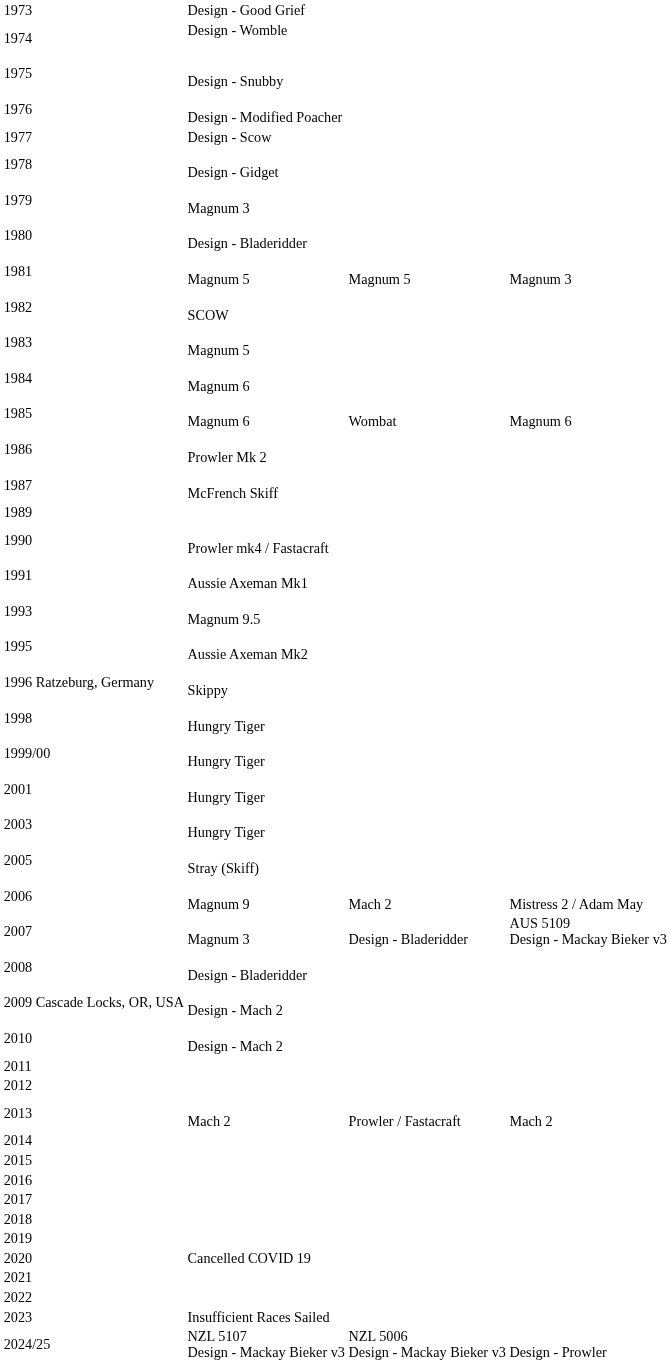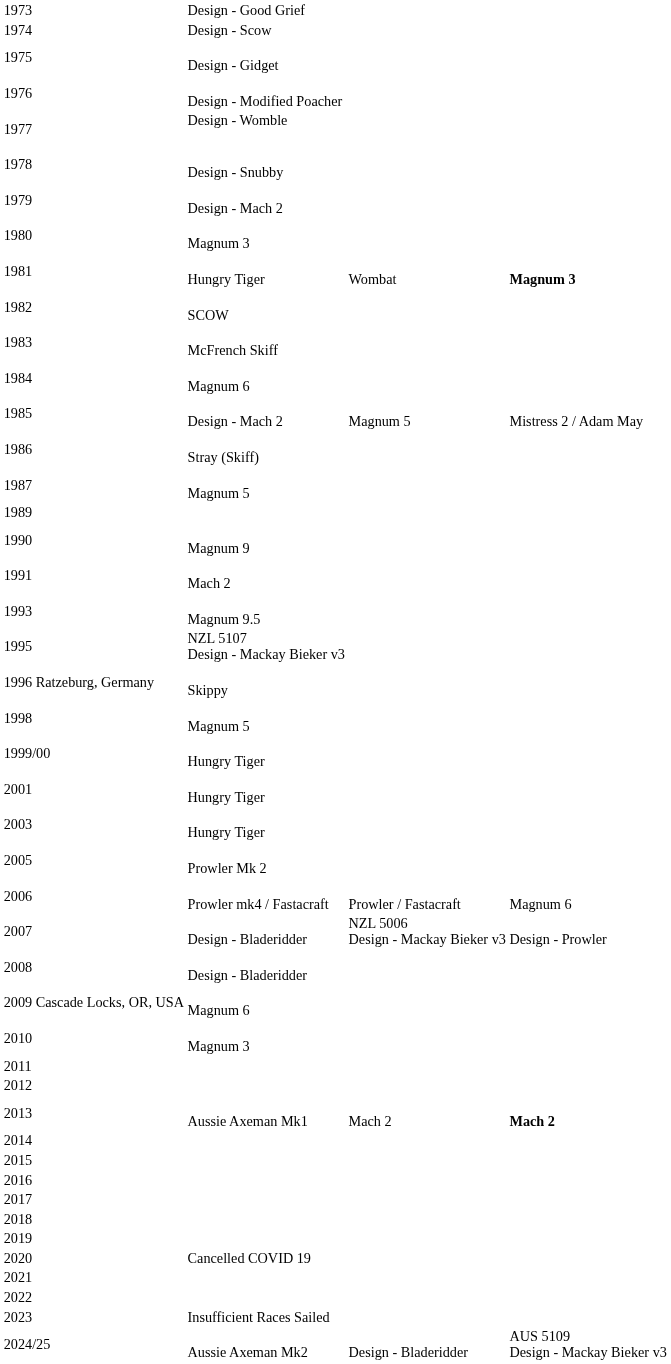(238, 30) Design - Womble -> (230, 30) Design - Scow
(235, 81) Design - Snubby -> (233, 65) Design - Gidget
(230, 137) Design - Scow -> (238, 121) Design - Womble
(233, 172) Design - Gidget -> (235, 172) Design - Snubby
(219, 208) Magnum 3 -> (235, 208) Design - Mach 2
(247, 243) Design - Bladeridder -> (219, 243) Magnum 3
(219, 279) Magnum 5 -> (226, 279) Hungry Tiger
(380, 279) Magnum 5 -> (372, 279) Wombat
(541, 279) normal -> (543, 279) bold
(219, 350) Magnum 5 -> (233, 350) McFrench Skiff
(219, 421) Magnum 6 -> (235, 421) Design - Mach 2
(372, 421) Wombat -> (380, 421) Magnum 5
(541, 421) Magnum 6 -> (576, 421) Mistress 2 / Adam May
(227, 457) Prowler Mk 2 -> (223, 457) Stray (Skiff)
(233, 493) McFrench Skiff -> (219, 493) Magnum 5
(258, 548) Prowler mk4 / Fastacraft -> (219, 548) Magnum 9
(248, 583) Aussie Axeman Mk1 -> (209, 583) Mach 2
(248, 655) Aussie Axeman Mk2 -> (266, 647) NZL 5107 Design - Mackay Bieker v3
(226, 726) Hungry Tiger -> (219, 726) Magnum 5
(223, 868) Stray (Skiff) -> (227, 868) Prowler Mk 2
(219, 904) Magnum 9 -> (258, 904) Prowler mk4 / Fastacraft
(370, 904) Mach 2 -> (405, 904) Prowler / Fastacraft
(576, 904) Mistress 2 / Adam May -> (541, 904) Magnum 6
(219, 939) Magnum 3 -> (247, 939) Design - Bladeridder
(408, 939) Design - Bladeridder -> (427, 931) NZL 5006 Design - Mackay Bieker v3
(588, 931) AUS 5109 Design - Mackay Bieker v3 -> (558, 939) Design - Prowler
(235, 1011) Design - Mach 2 -> (219, 1011) Magnum 6
(235, 1046) Design - Mach 2 -> (219, 1046) Magnum 3
(209, 1121) Mach 2 -> (248, 1121) Aussie Axeman Mk1
(405, 1121) Prowler / Fastacraft -> (370, 1121) Mach 2
(531, 1121) normal -> (532, 1121) bold
(266, 1344) NZL 5107 Design - Mackay Bieker v3 -> (248, 1352) Aussie Axeman Mk2
(427, 1344) NZL 5006 Design - Mackay Bieker v3 -> (408, 1352) Design - Bladeridder
(558, 1352) Design - Prowler -> (588, 1344) AUS 5109 Design - Mackay Bieker v3
